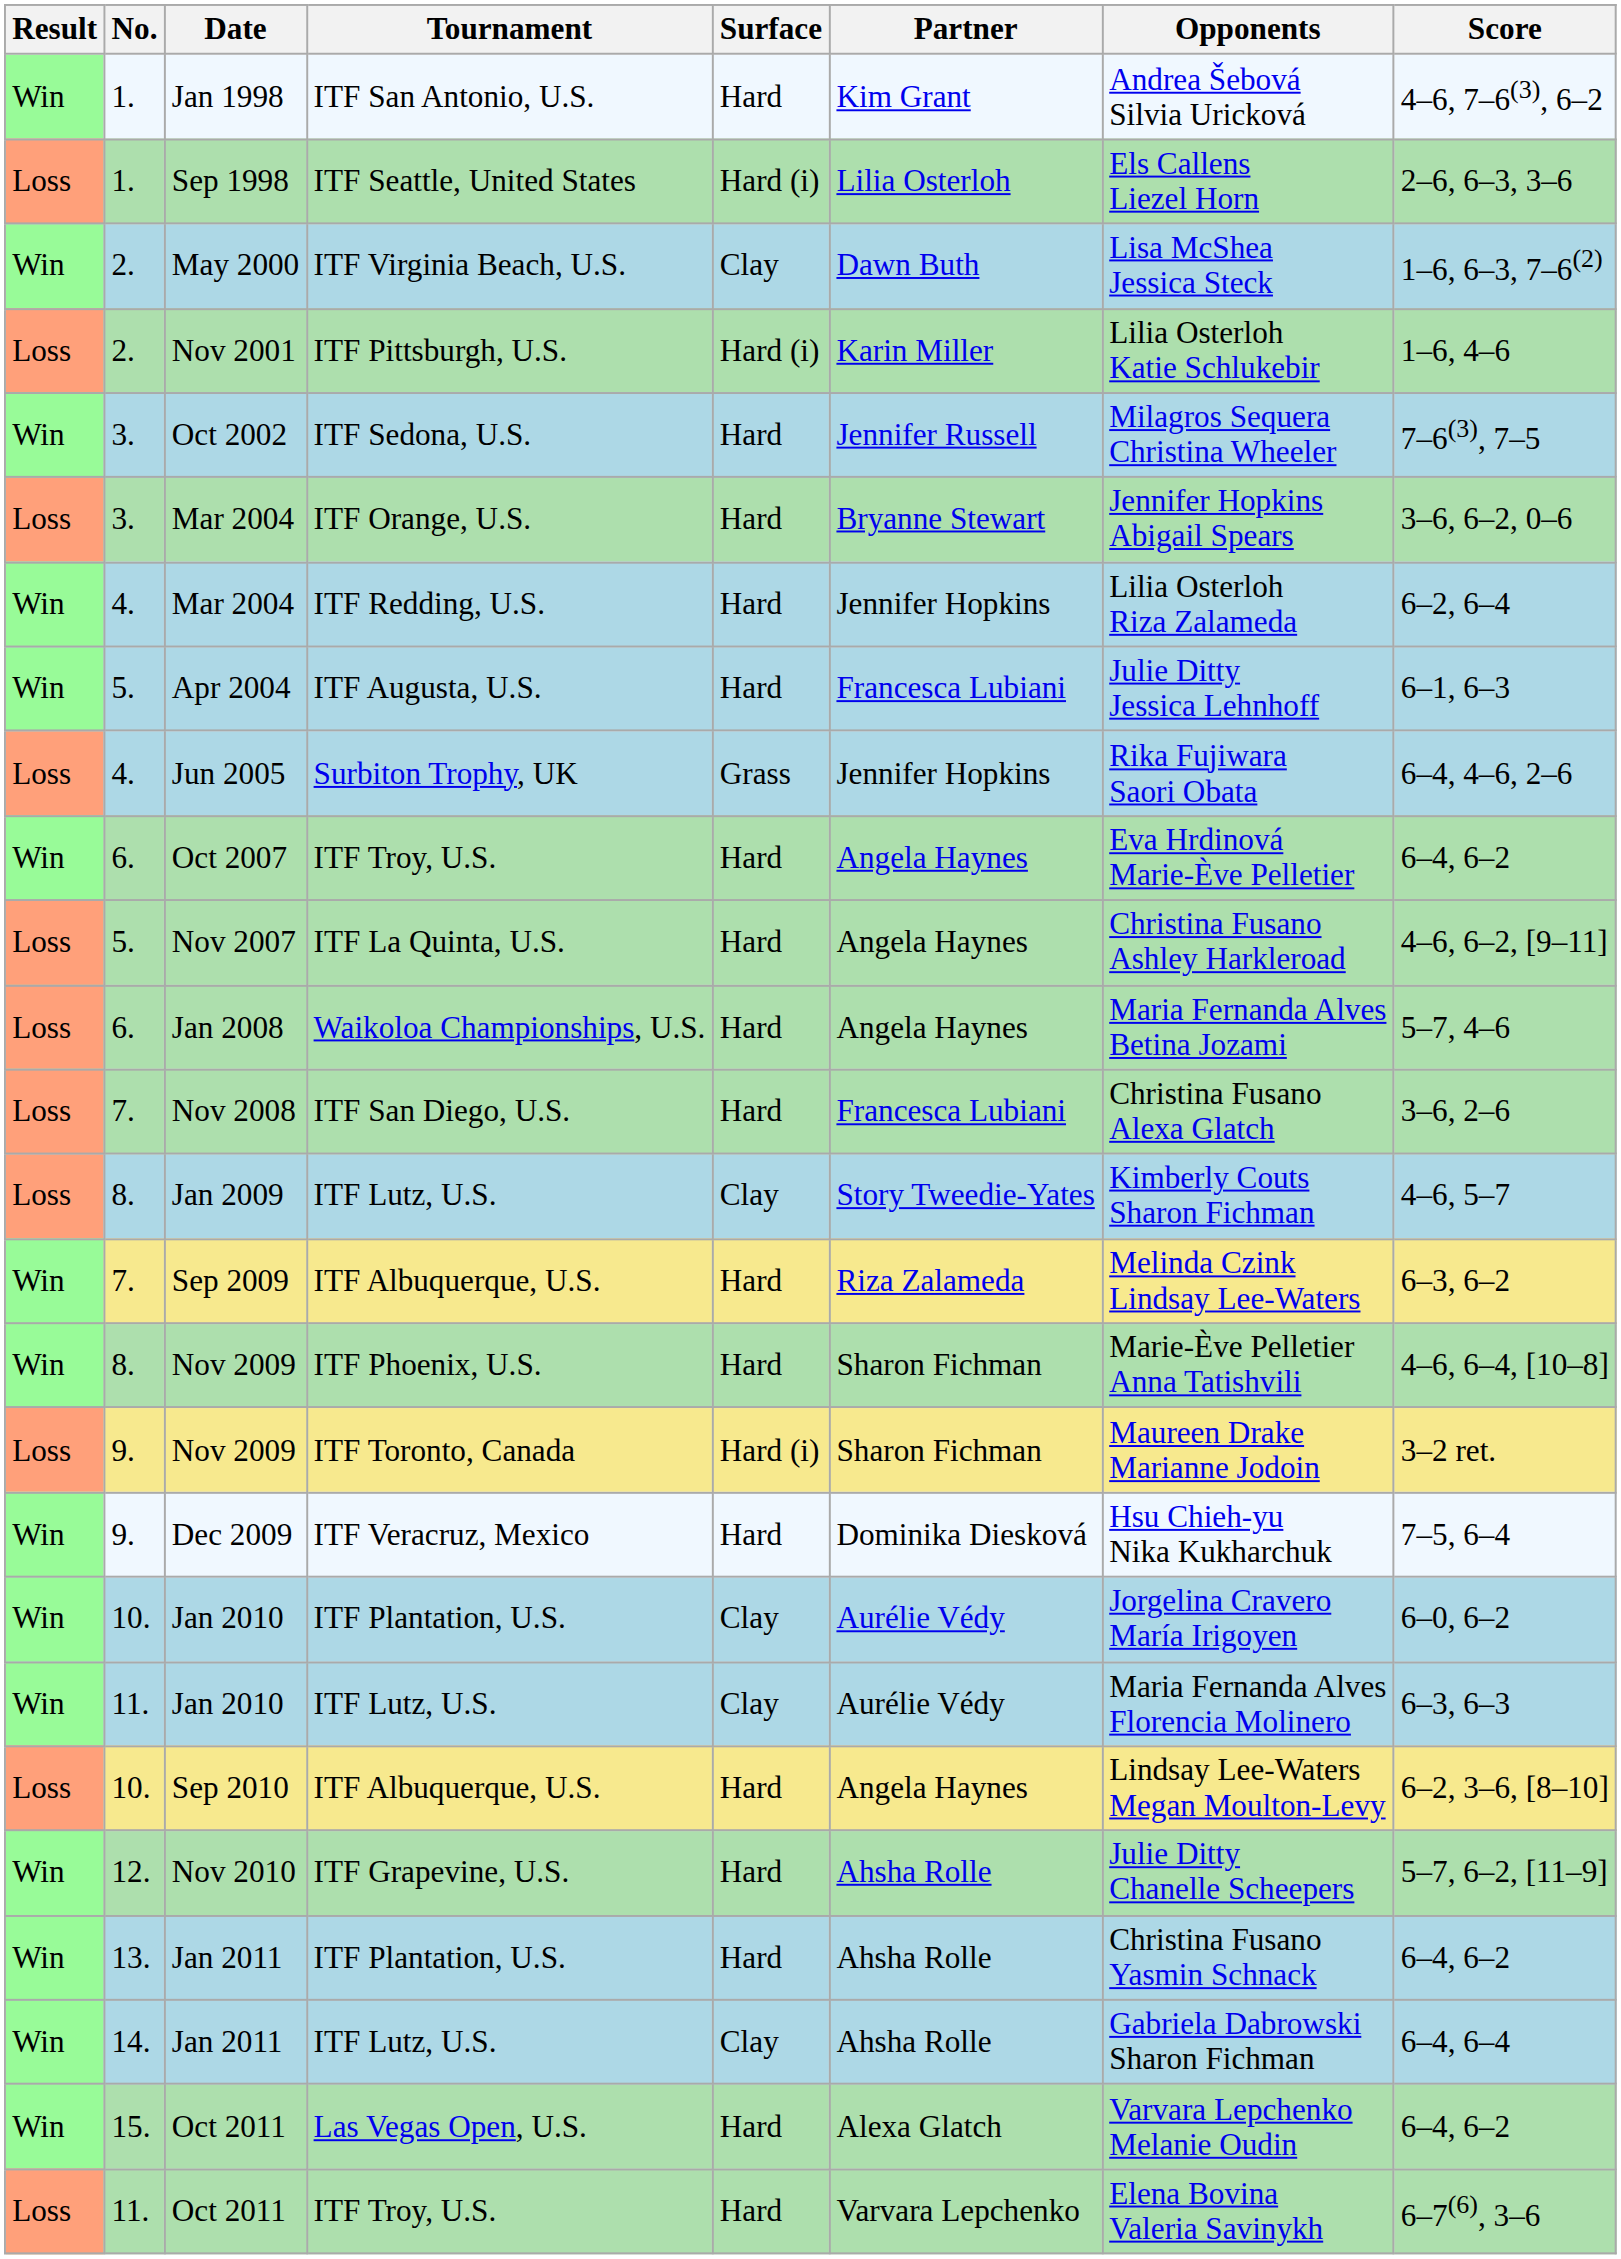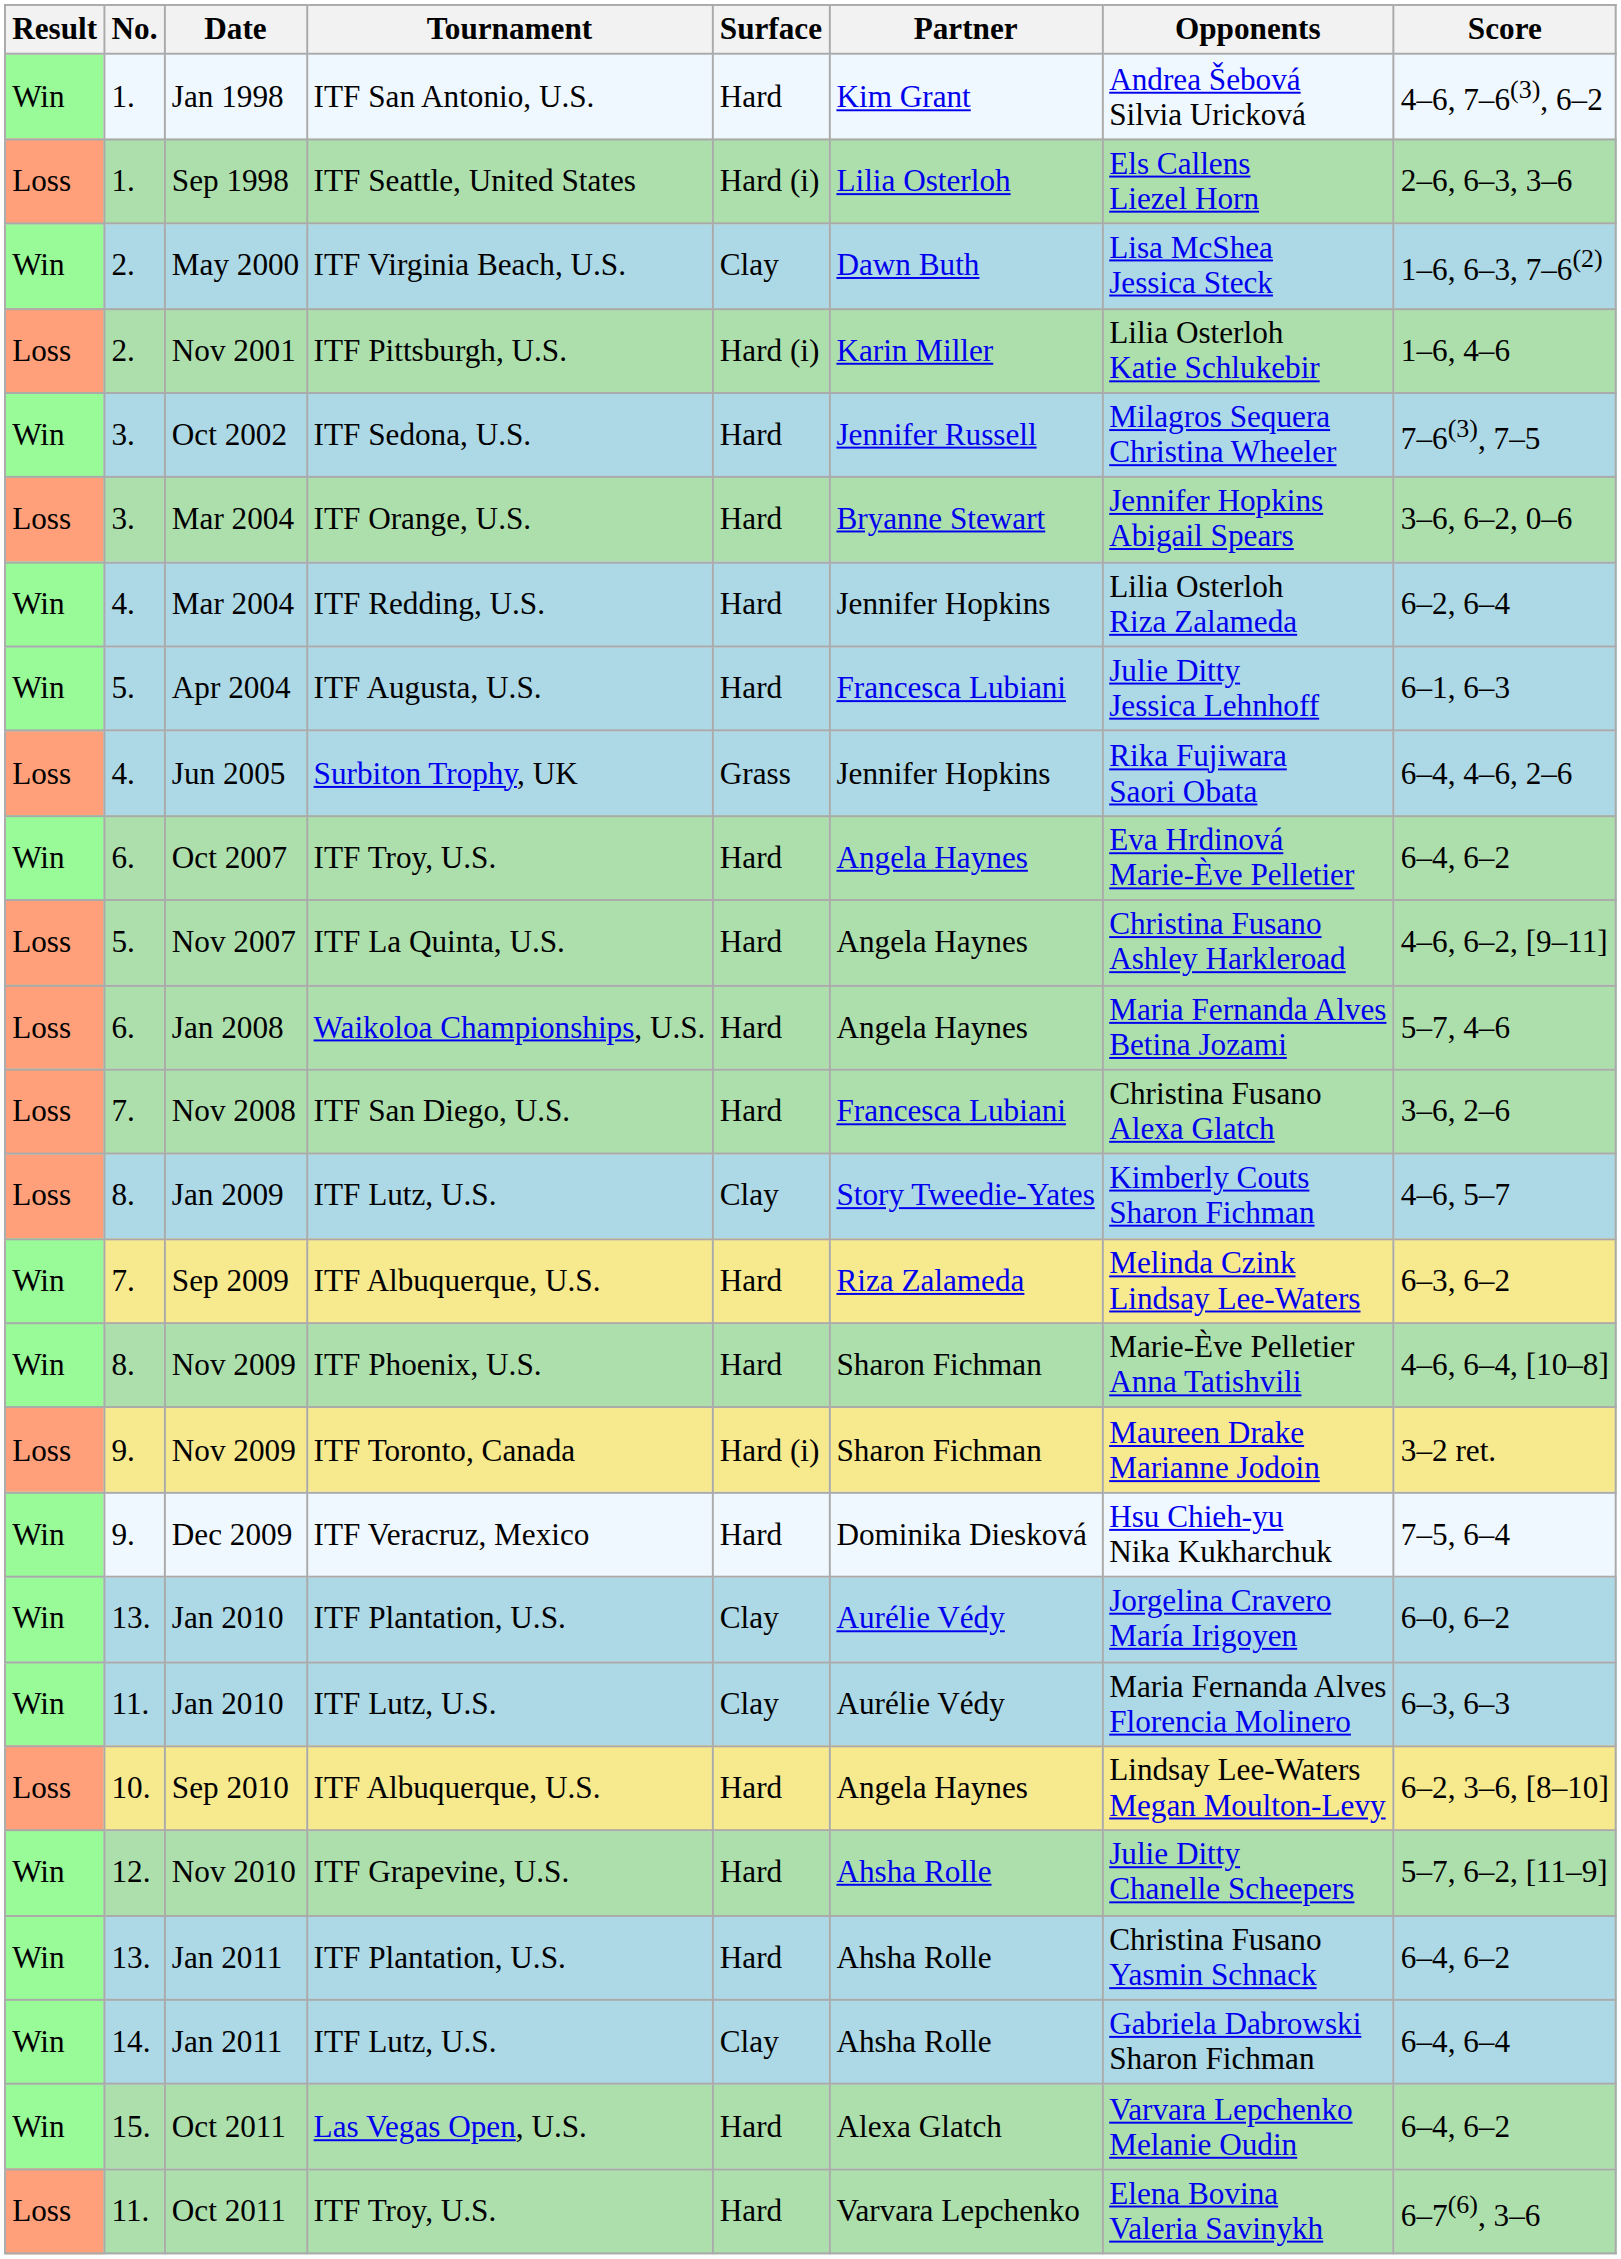(131, 1618) 10. -> (131, 1618) 13.
